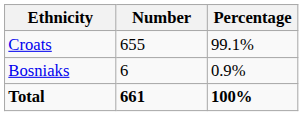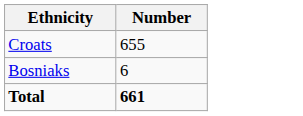- column: (252, 17)
